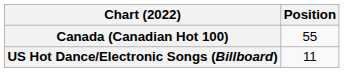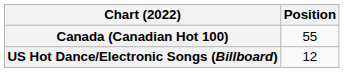(310, 57) 11 -> (310, 57) 12
